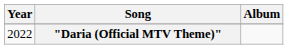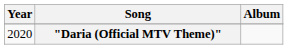(20, 34) 2022 -> (20, 34) 2020
